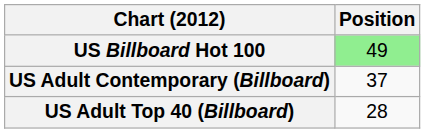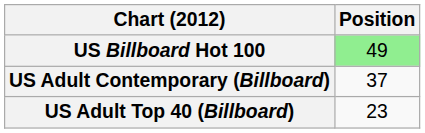(377, 111) 28 -> (377, 111) 23
